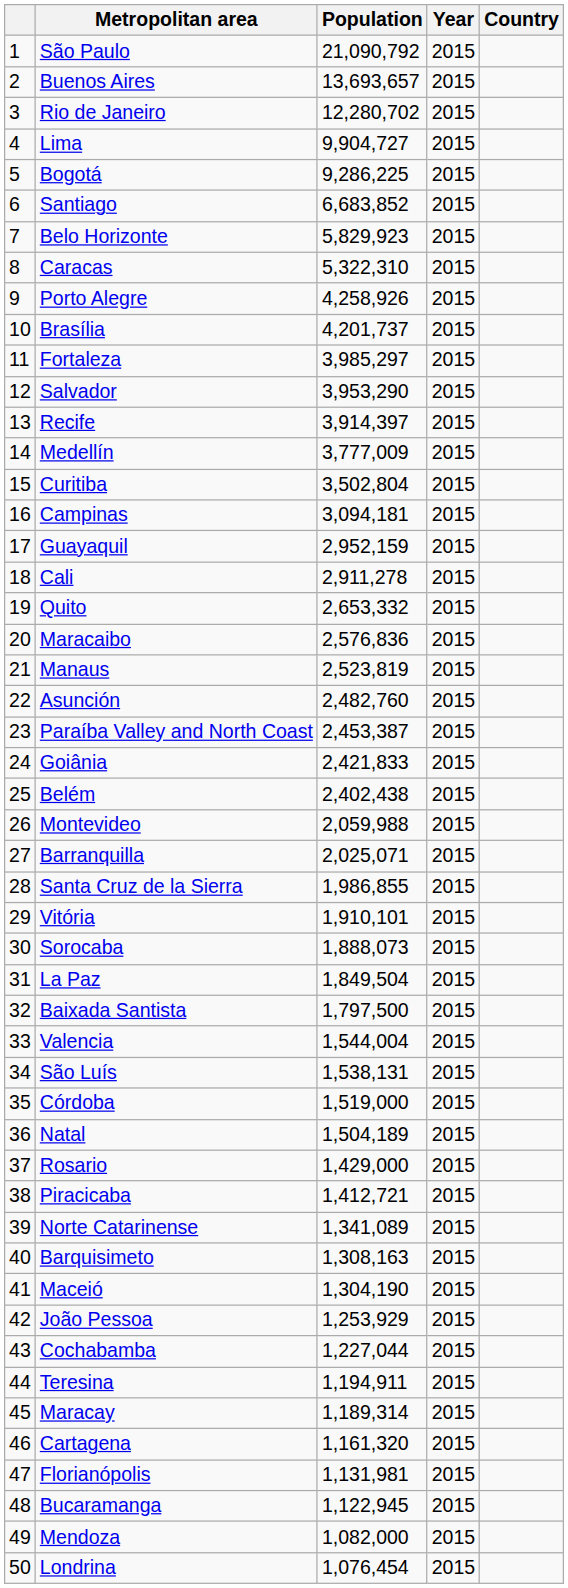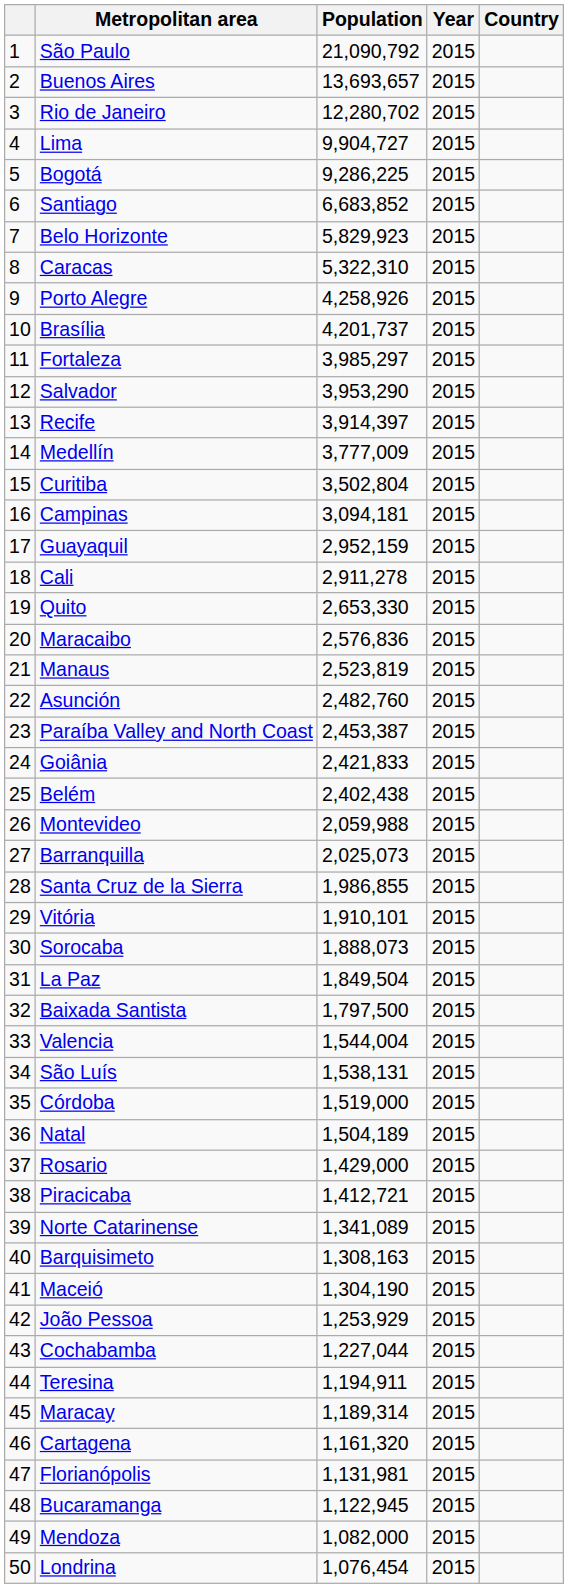(365, 608) 2,653,332 -> (365, 608) 2,653,330
(365, 855) 2,025,071 -> (365, 855) 2,025,073
